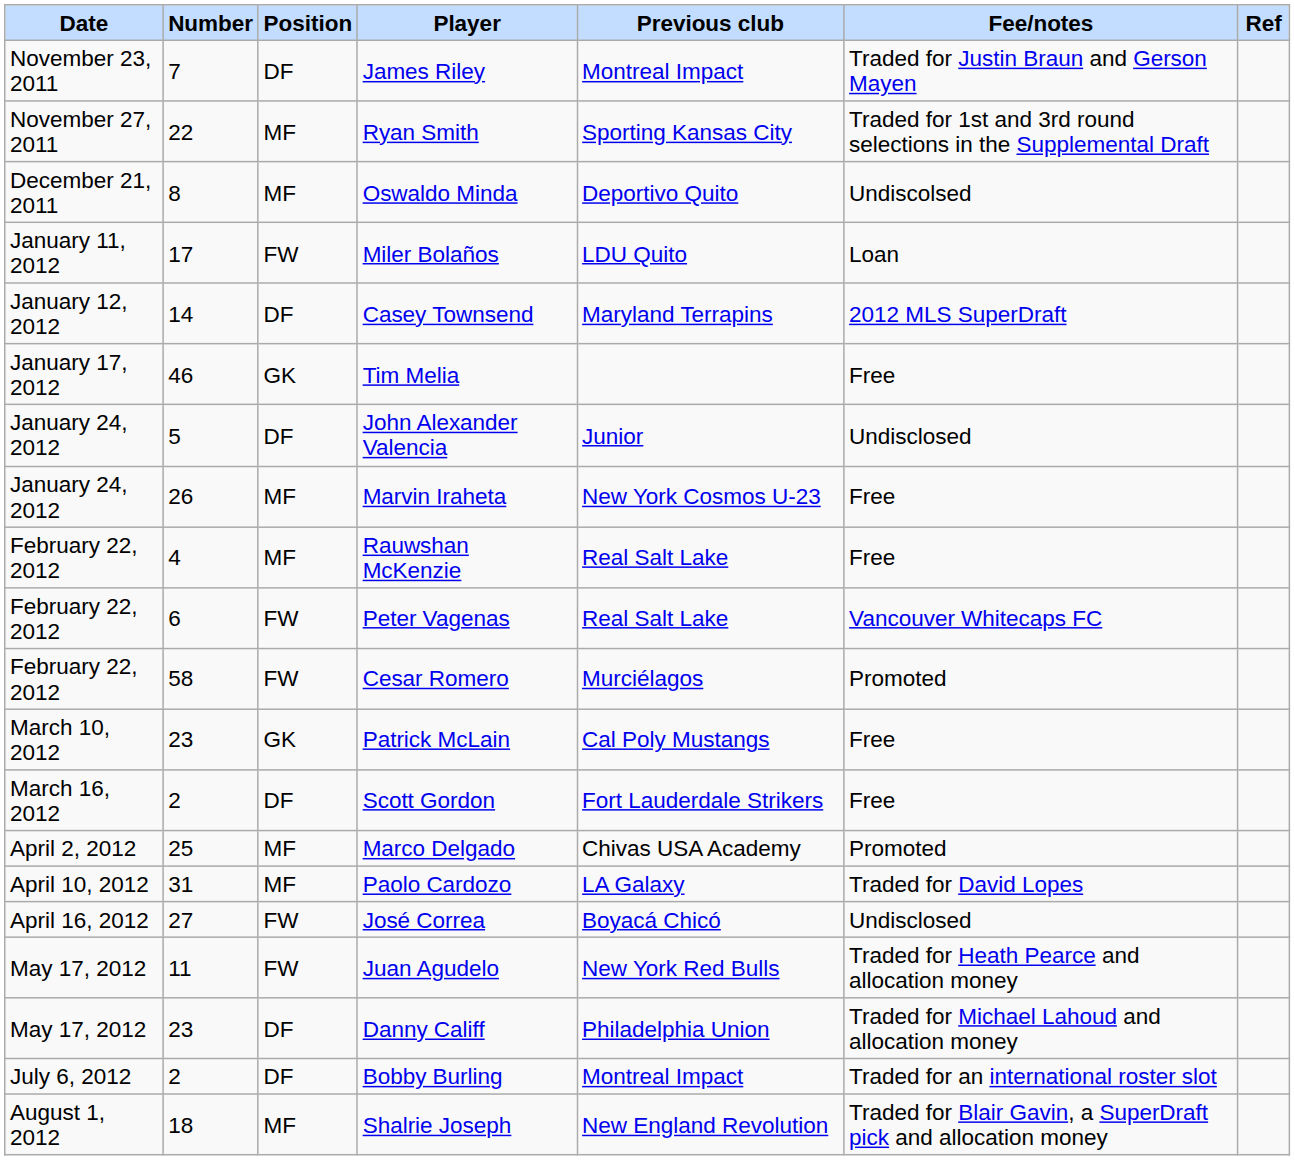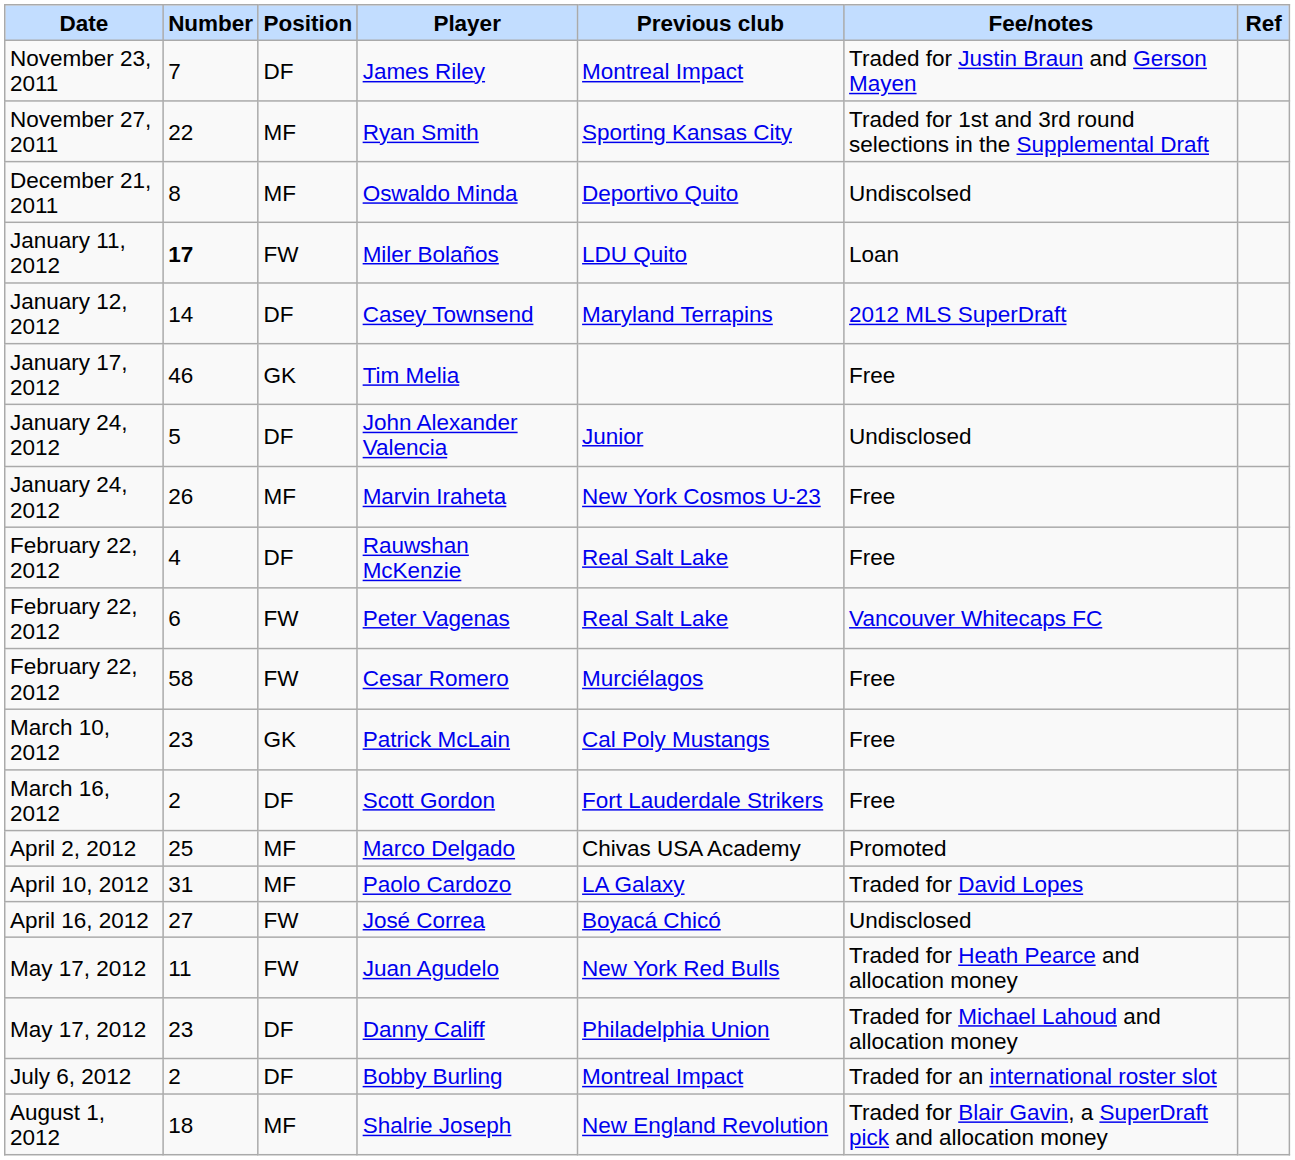(181, 253) normal -> (181, 253) bold
(280, 557) MF -> (279, 557) DF
(898, 679) Promoted -> (872, 679) Free
